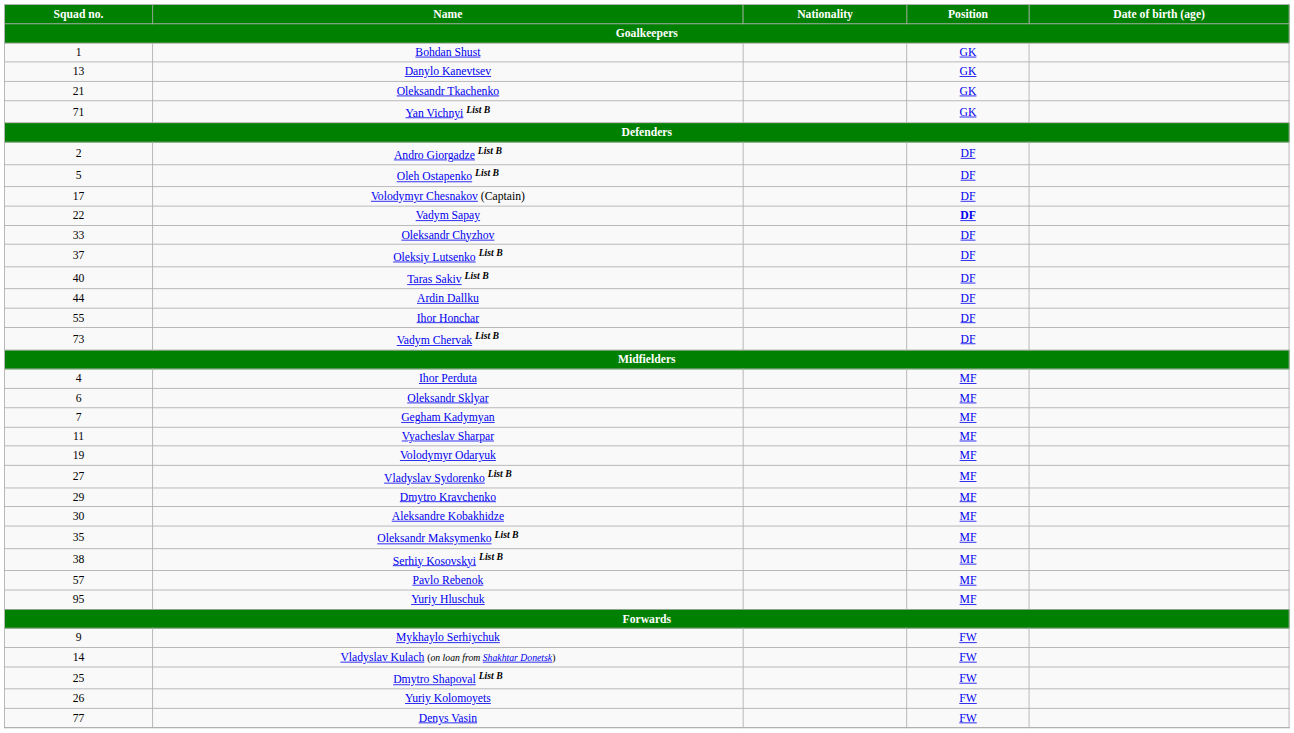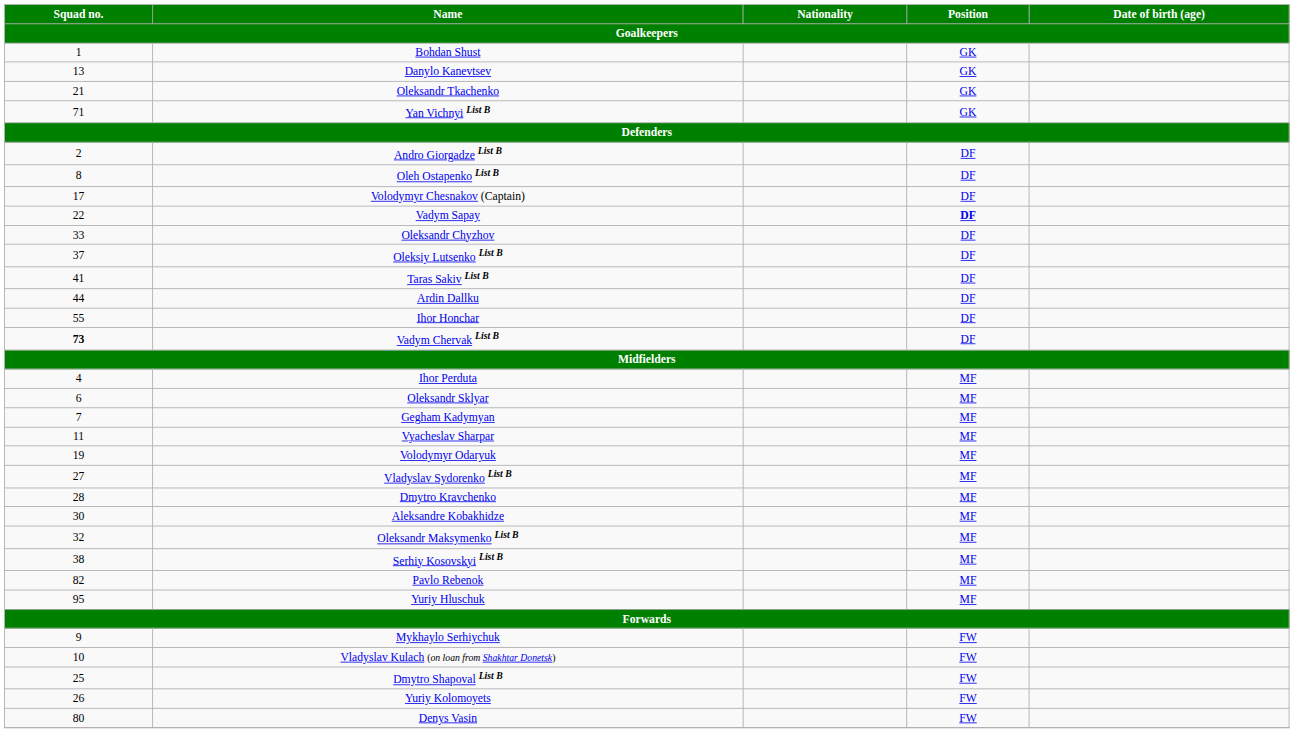(79, 176) 5 -> (79, 176) 8
(79, 278) 40 -> (79, 278) 41
(79, 339) normal -> (79, 339) bold
(79, 497) 29 -> (79, 497) 28
(79, 537) 35 -> (79, 537) 32
(79, 580) 57 -> (79, 580) 82
(79, 657) 14 -> (79, 657) 10
(79, 718) 77 -> (79, 718) 80
